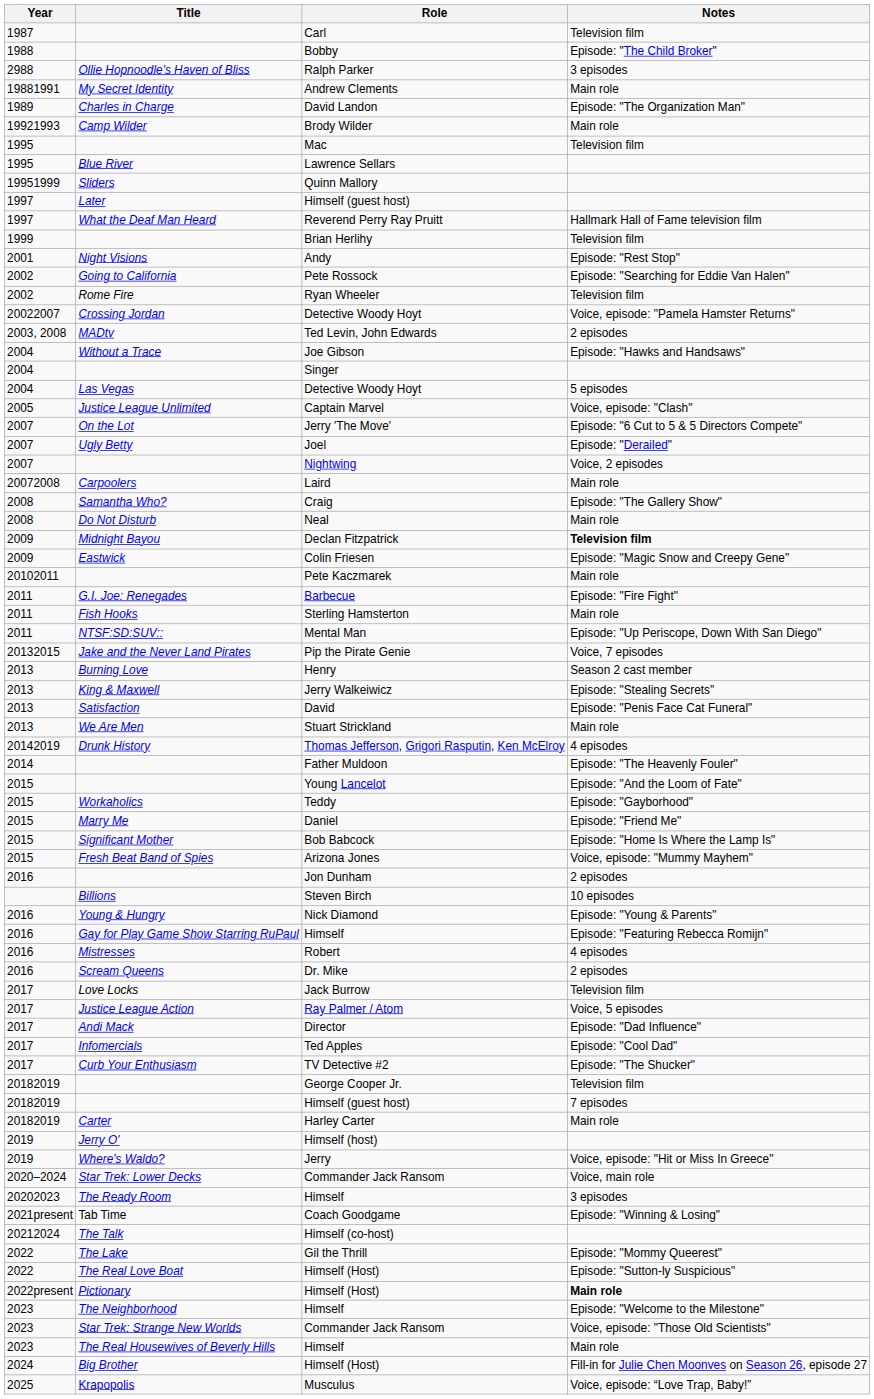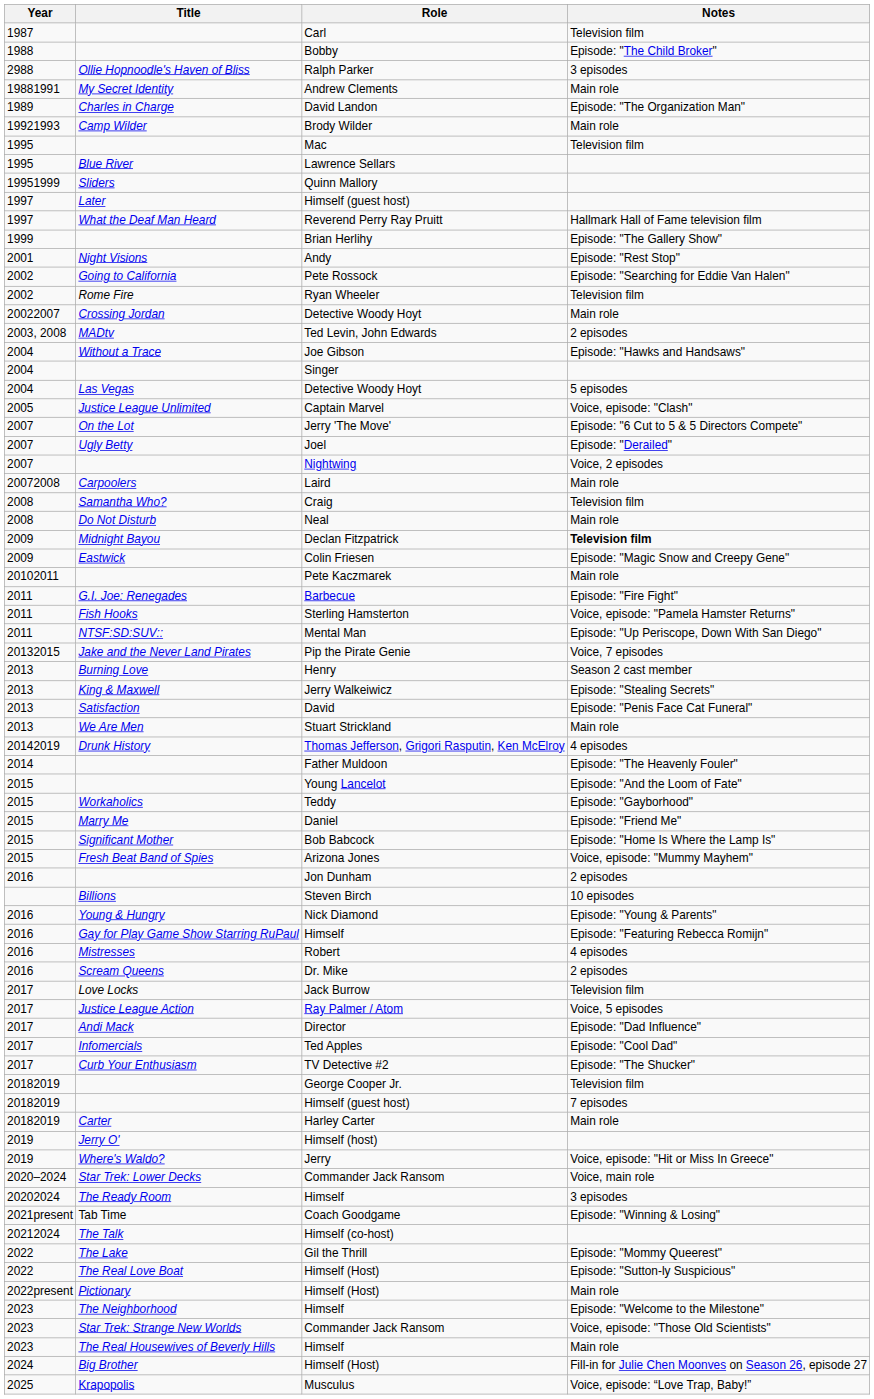(607, 239) Television film -> (646, 239) Episode: "The Gallery Show"
(683, 314) Voice, episode: "Pamela Hamster Returns" -> (594, 314) Main role
(646, 502) Episode: "The Gallery Show" -> (607, 502) Television film
(594, 614) Main role -> (683, 614) Voice, episode: "Pamela Hamster Returns"
(33, 1196) 20202023 -> (33, 1196) 20202024
(596, 1290) bold -> (594, 1290) normal
